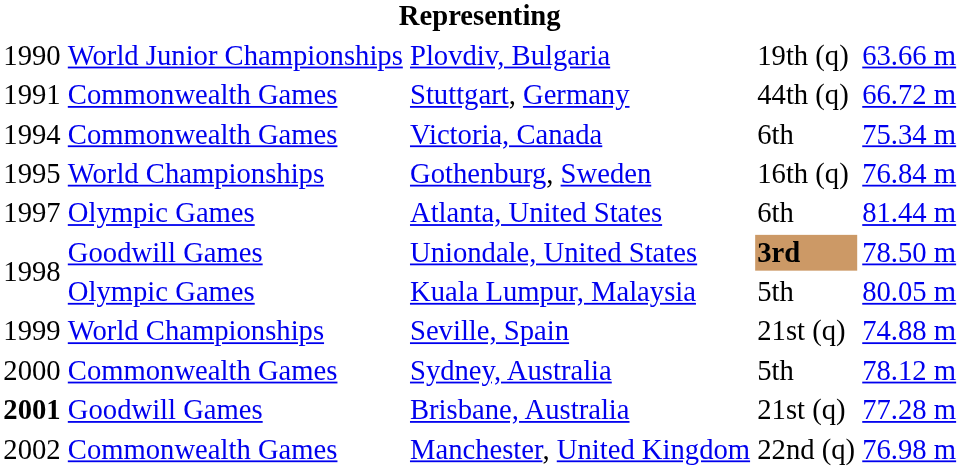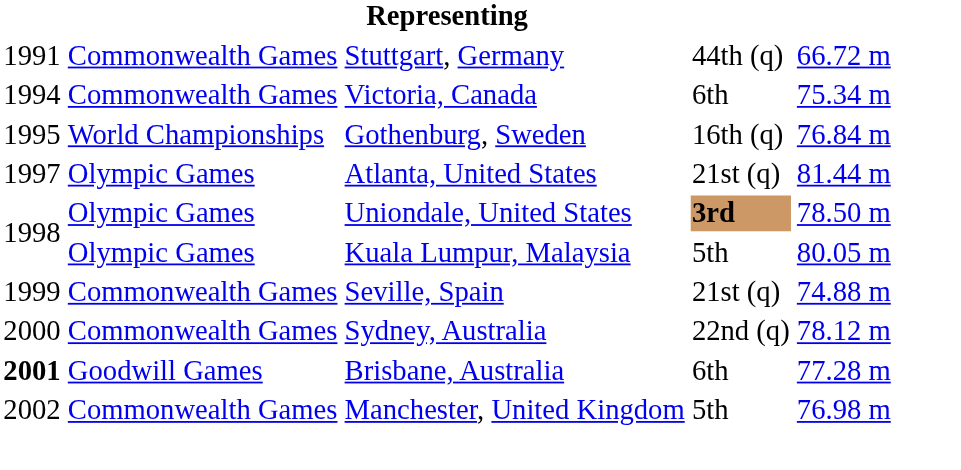- row: (510, 55)
(776, 212) 6th -> (736, 173) 21st (q)
(165, 252) Goodwill Games -> (161, 212) Olympic Games
(196, 331) World Championships -> (203, 291) Commonwealth Games
(776, 370) 5th -> (741, 331) 22nd (q)
(801, 409) 21st (q) -> (710, 370) 6th
(806, 449) 22nd (q) -> (710, 409) 5th
